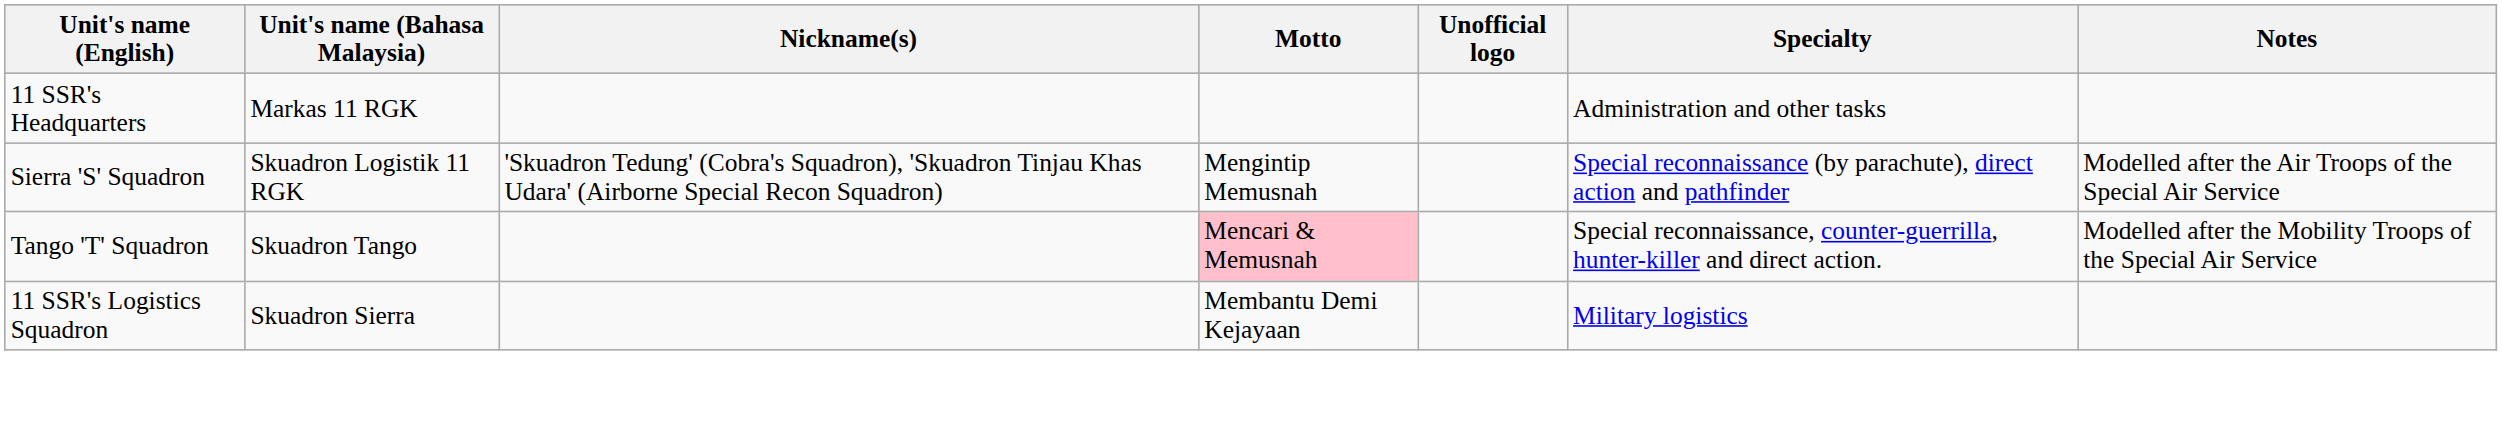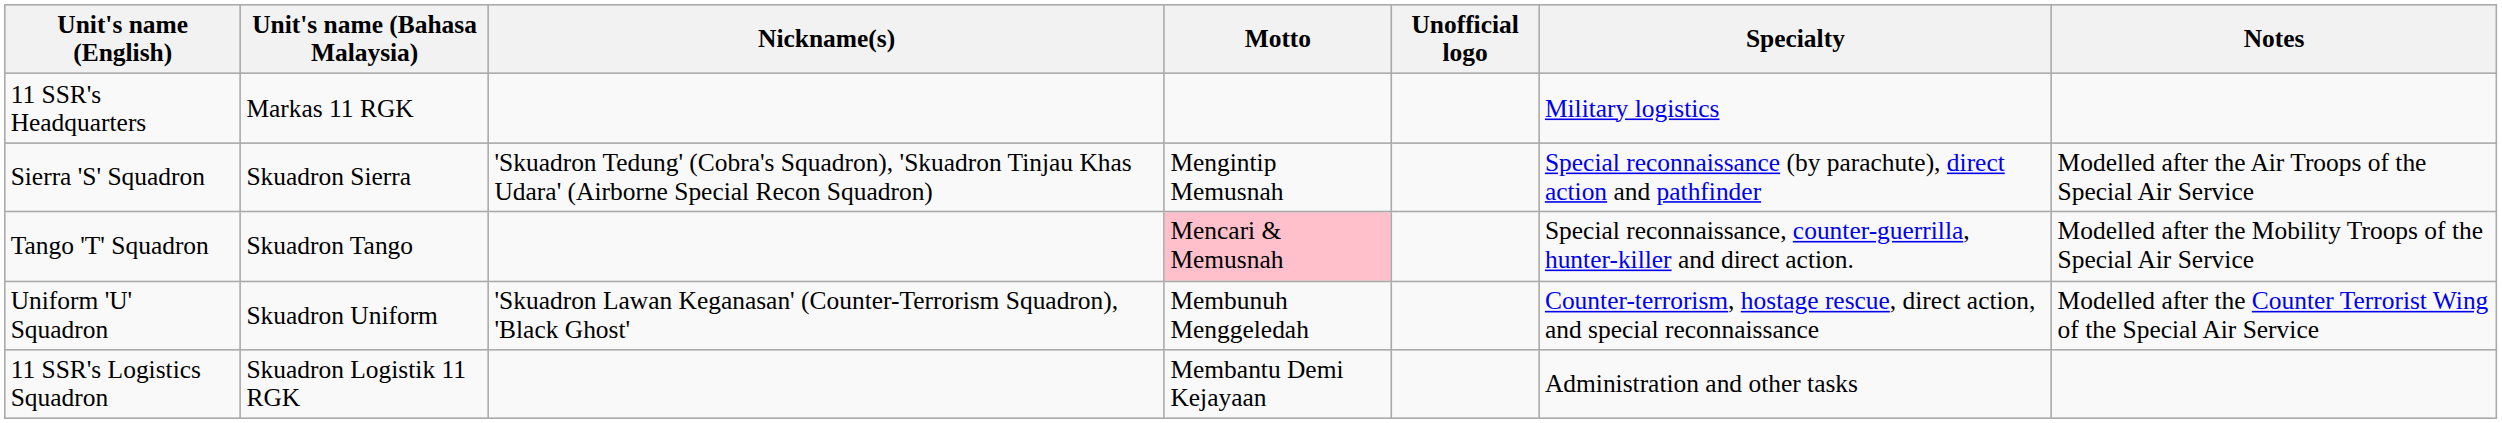(1730, 107) Administration and other tasks -> (1632, 107) Military logistics
(360, 176) Skuadron Logistik 11 RGK -> (329, 176) Skuadron Sierra
+ row: (71, 314)
(333, 314) Skuadron Sierra -> (356, 383) Skuadron Logistik 11 RGK
(1660, 314) Military logistics -> (1701, 383) Administration and other tasks
